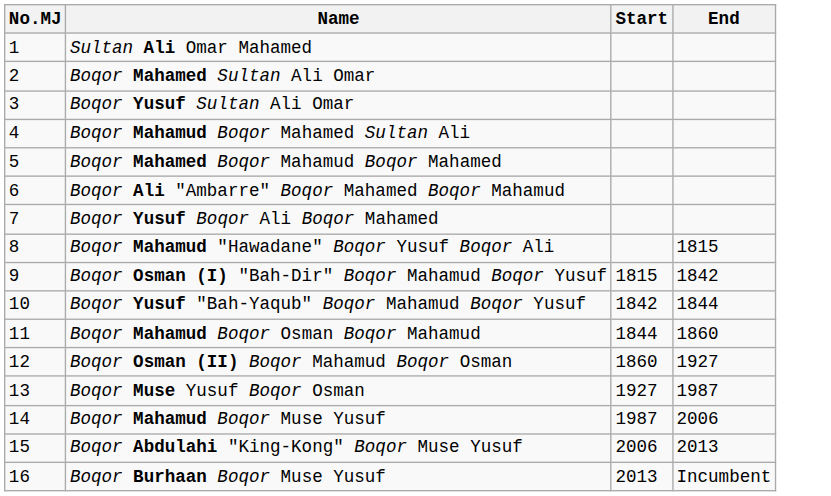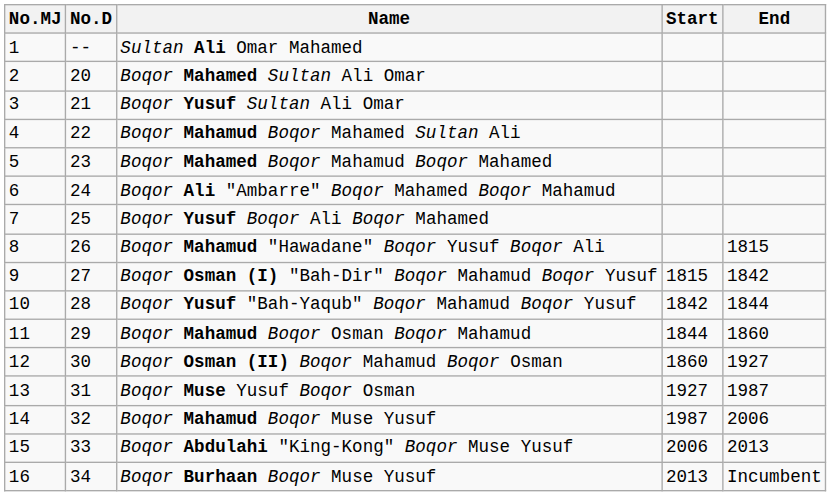+ column: (91, 19)
